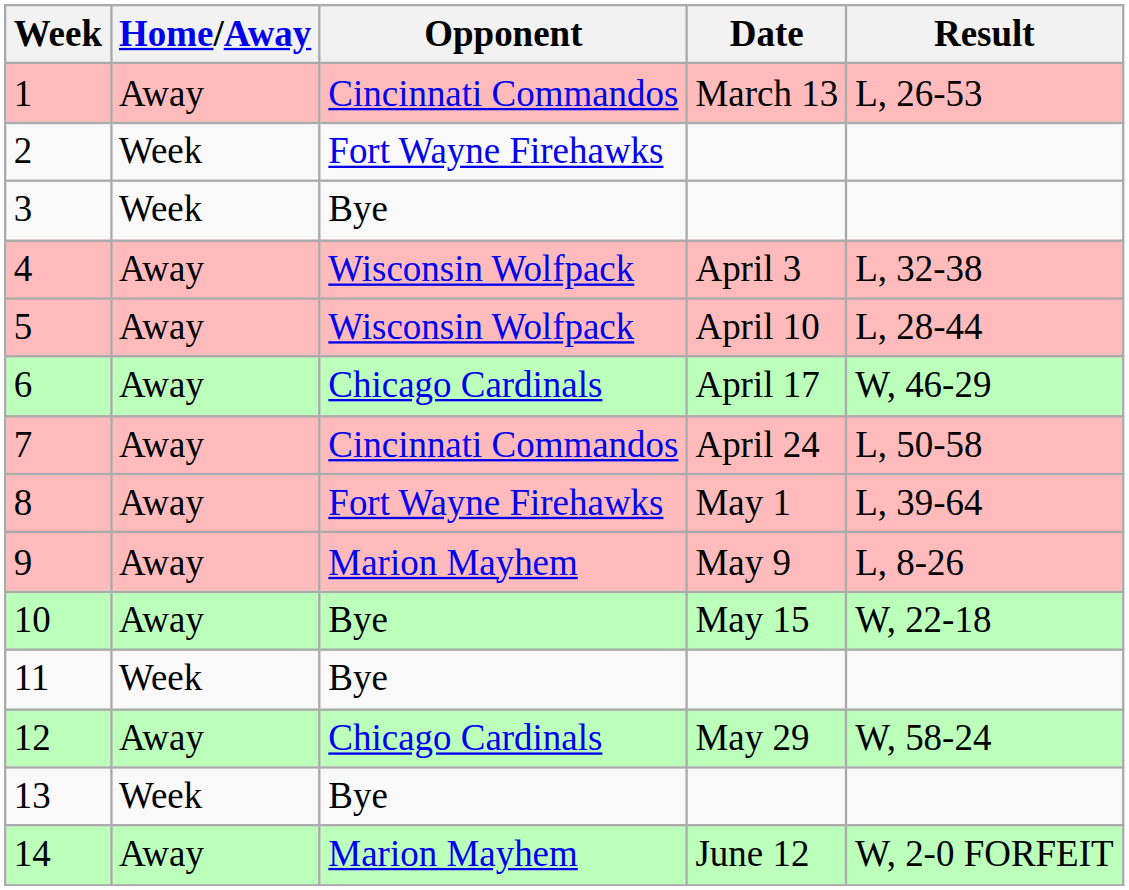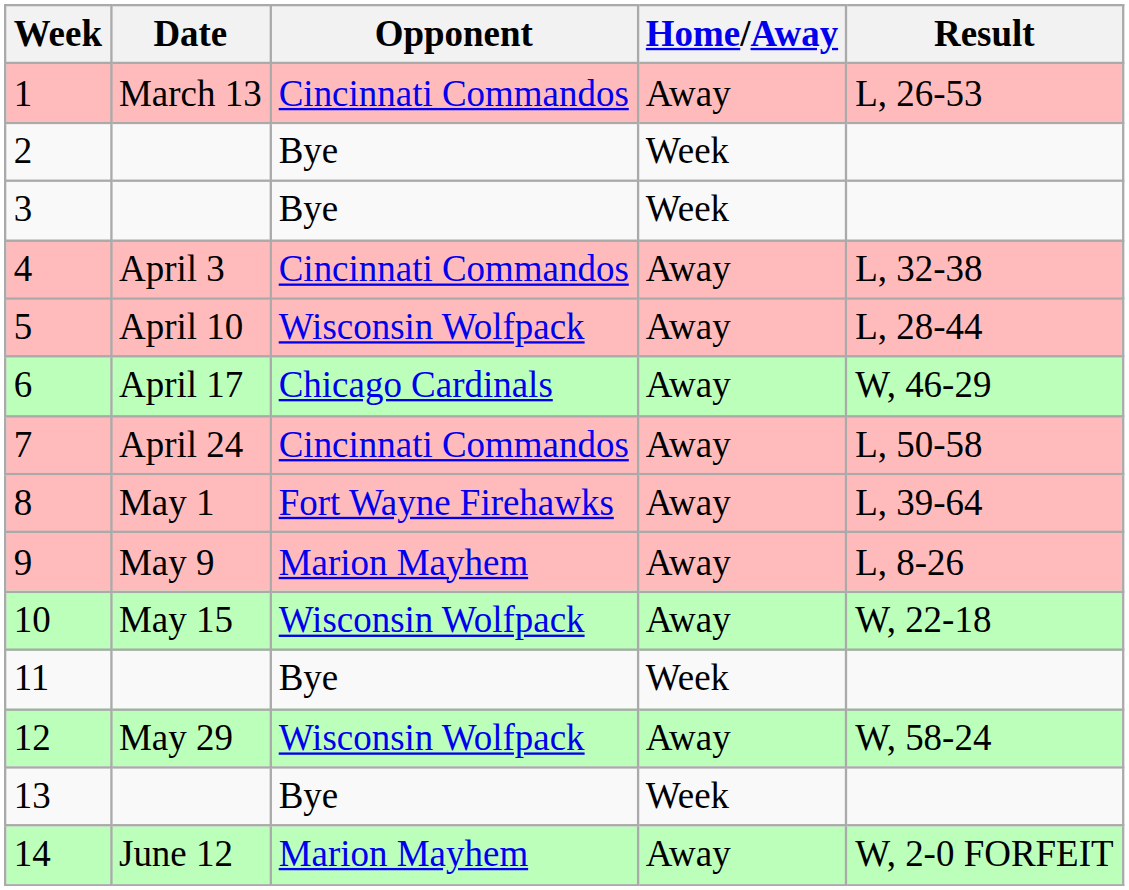columns swapped: (767, 33) <-> (215, 33)
(496, 151) Fort Wayne Firehawks -> (308, 151) Bye
(481, 268) Wisconsin Wolfpack -> (454, 268) Cincinnati Commandos
(358, 619) Bye -> (432, 619) Wisconsin Wolfpack
(465, 737) Chicago Cardinals -> (432, 737) Wisconsin Wolfpack
